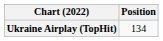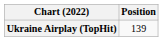(139, 28) 134 -> (139, 28) 139
